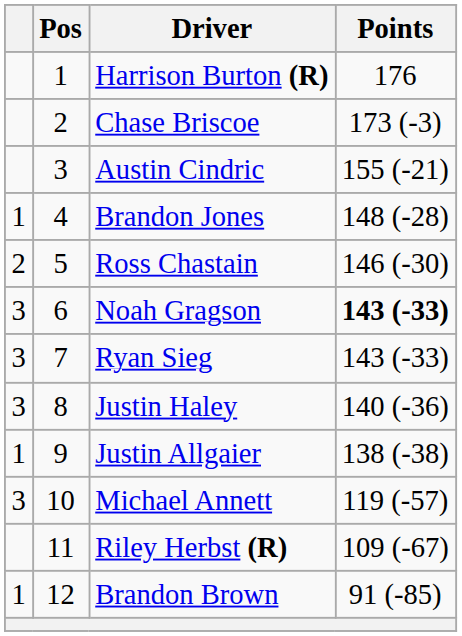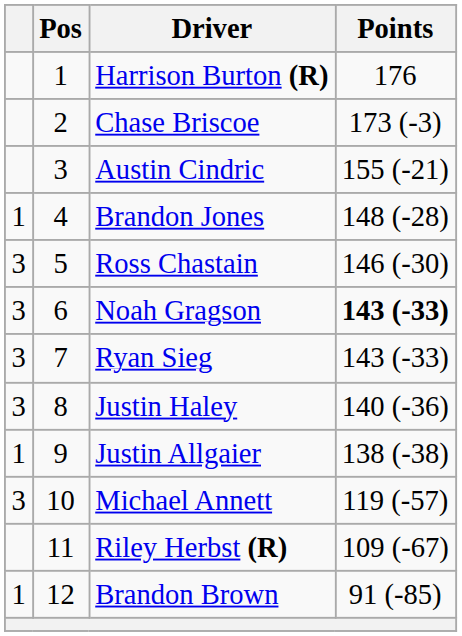(19, 263) 2 -> (19, 263) 3
